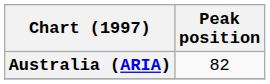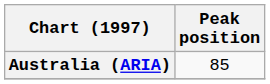(220, 65) 82 -> (220, 65) 85
